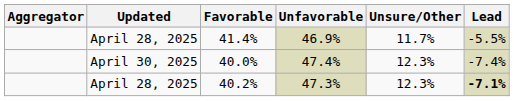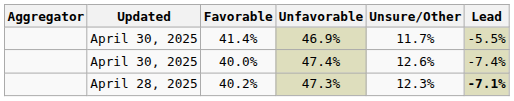(144, 39) April 28, 2025 -> (144, 39) April 30, 2025
(415, 61) 12.3% -> (415, 61) 12.6%
